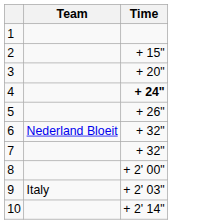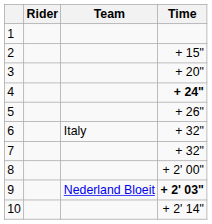+ column: (42, 14)
(72, 131) Nederland Bloeit -> (75, 131) Italy
(38, 190) Italy -> (109, 190) Nederland Bloeit
(144, 190) normal -> (182, 190) bold
